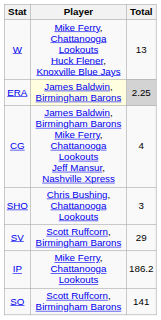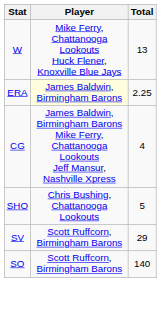(141, 92) lightgrey background -> (142, 92) no background
(141, 205) 3 -> (142, 205) 5
- row: (17, 269)
(141, 301) 141 -> (142, 264) 140
